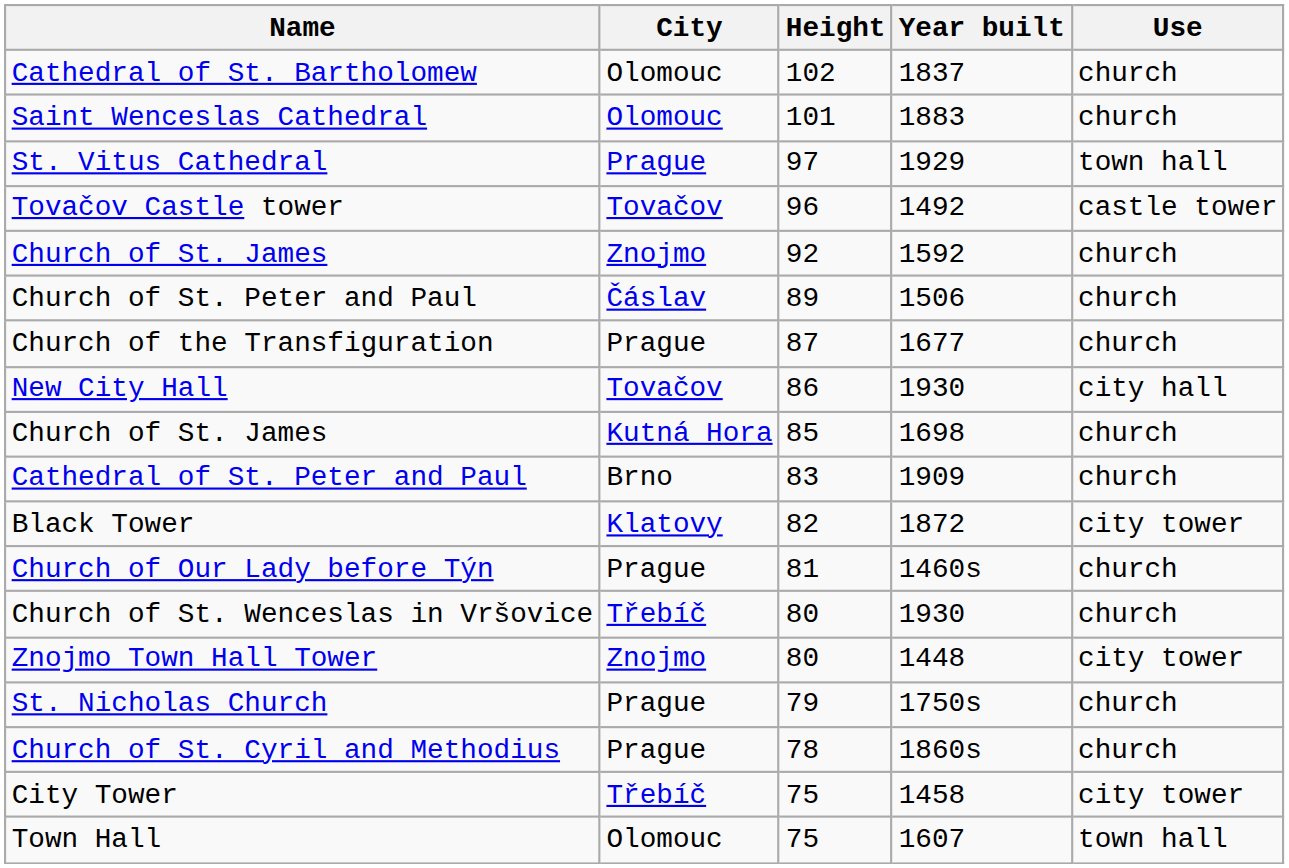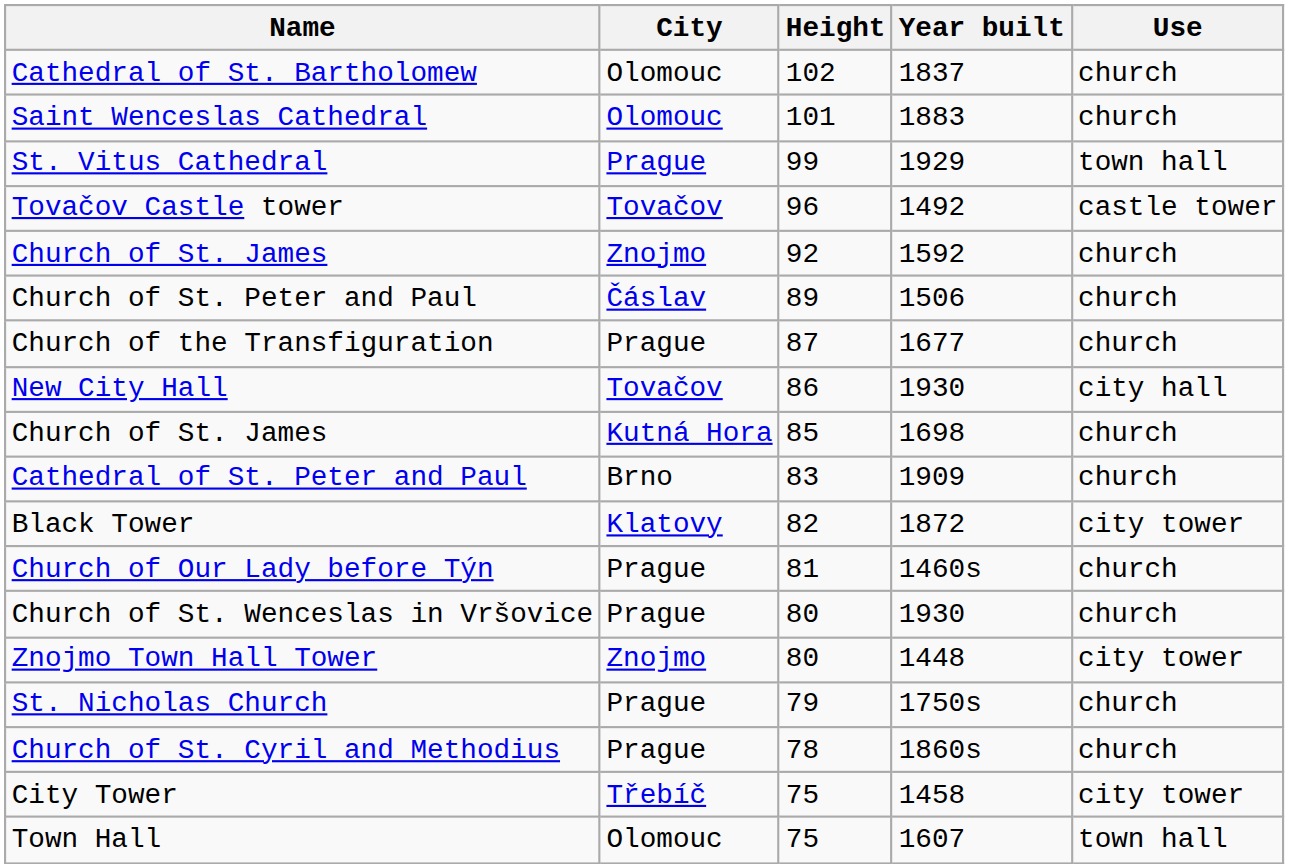(802, 163) 97 -> (802, 163) 99
(656, 614) Třebíč -> (656, 614) Prague
